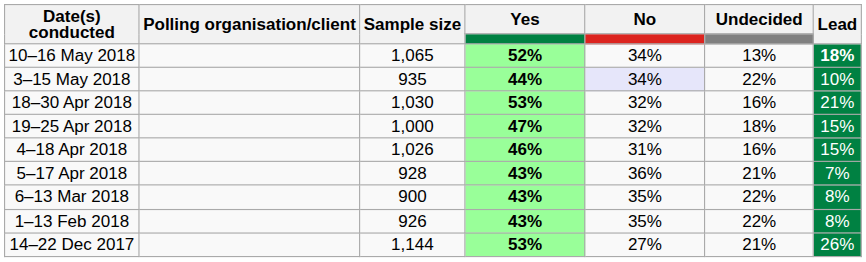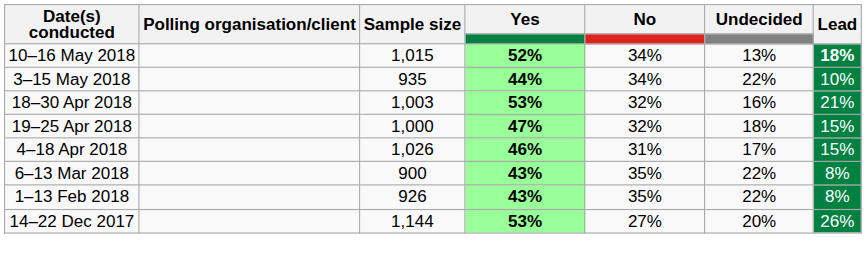(412, 55) 1,065 -> (412, 55) 1,015
(645, 79) lavender background -> (645, 79) no background
(412, 102) 1,030 -> (412, 102) 1,003
(759, 150) 16% -> (759, 150) 17%
- row: (72, 173)
(759, 244) 21% -> (759, 220) 20%
